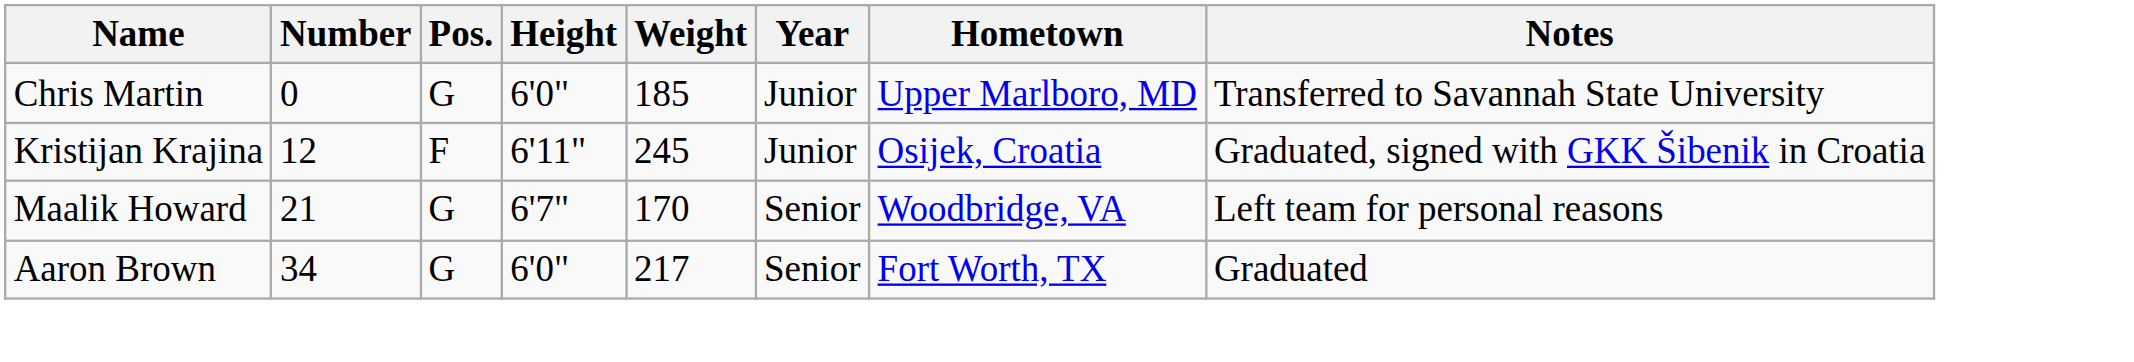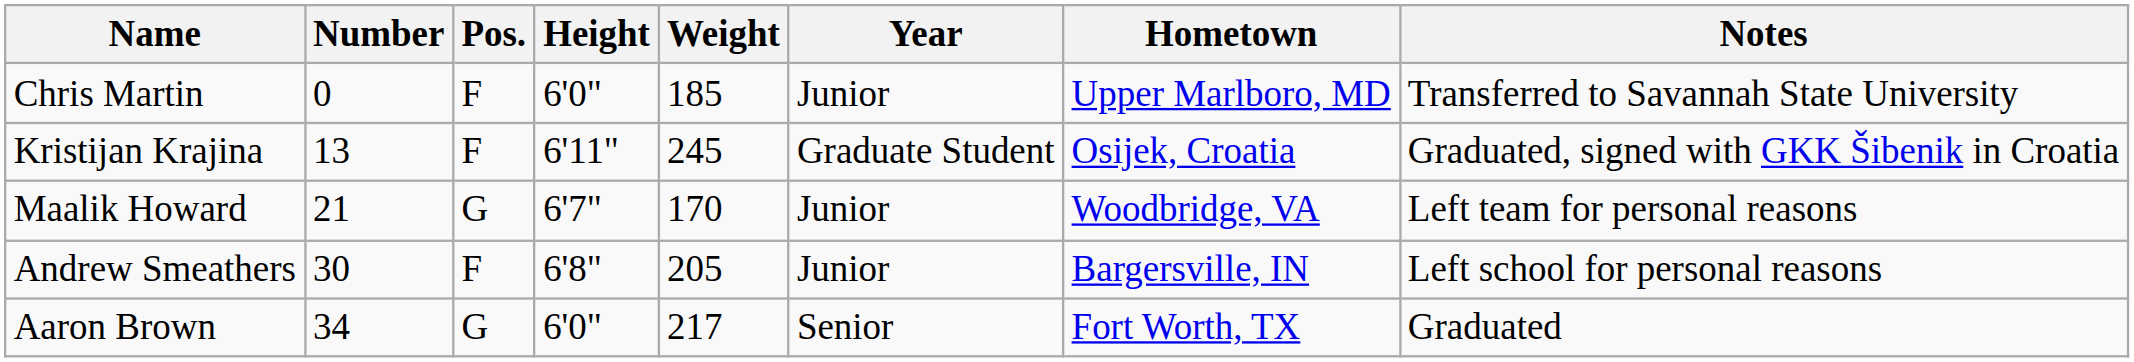(442, 92) G -> (472, 92) F
(299, 151) 12 -> (331, 151) 13
(810, 151) Junior -> (926, 151) Graduate Student
(812, 209) Senior -> (843, 209) Junior
+ row: (155, 268)
